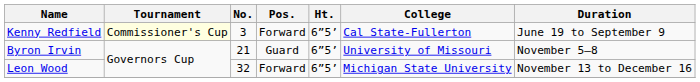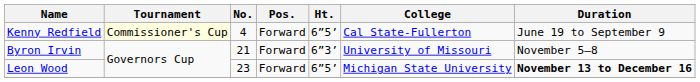(243, 32) 3 -> (243, 32) 4
(282, 50) Guard -> (282, 50) Forward
(325, 50) 6”5’ -> (325, 50) 6”3’
(243, 68) 32 -> (243, 68) 23
(604, 68) normal -> (604, 68) bold
